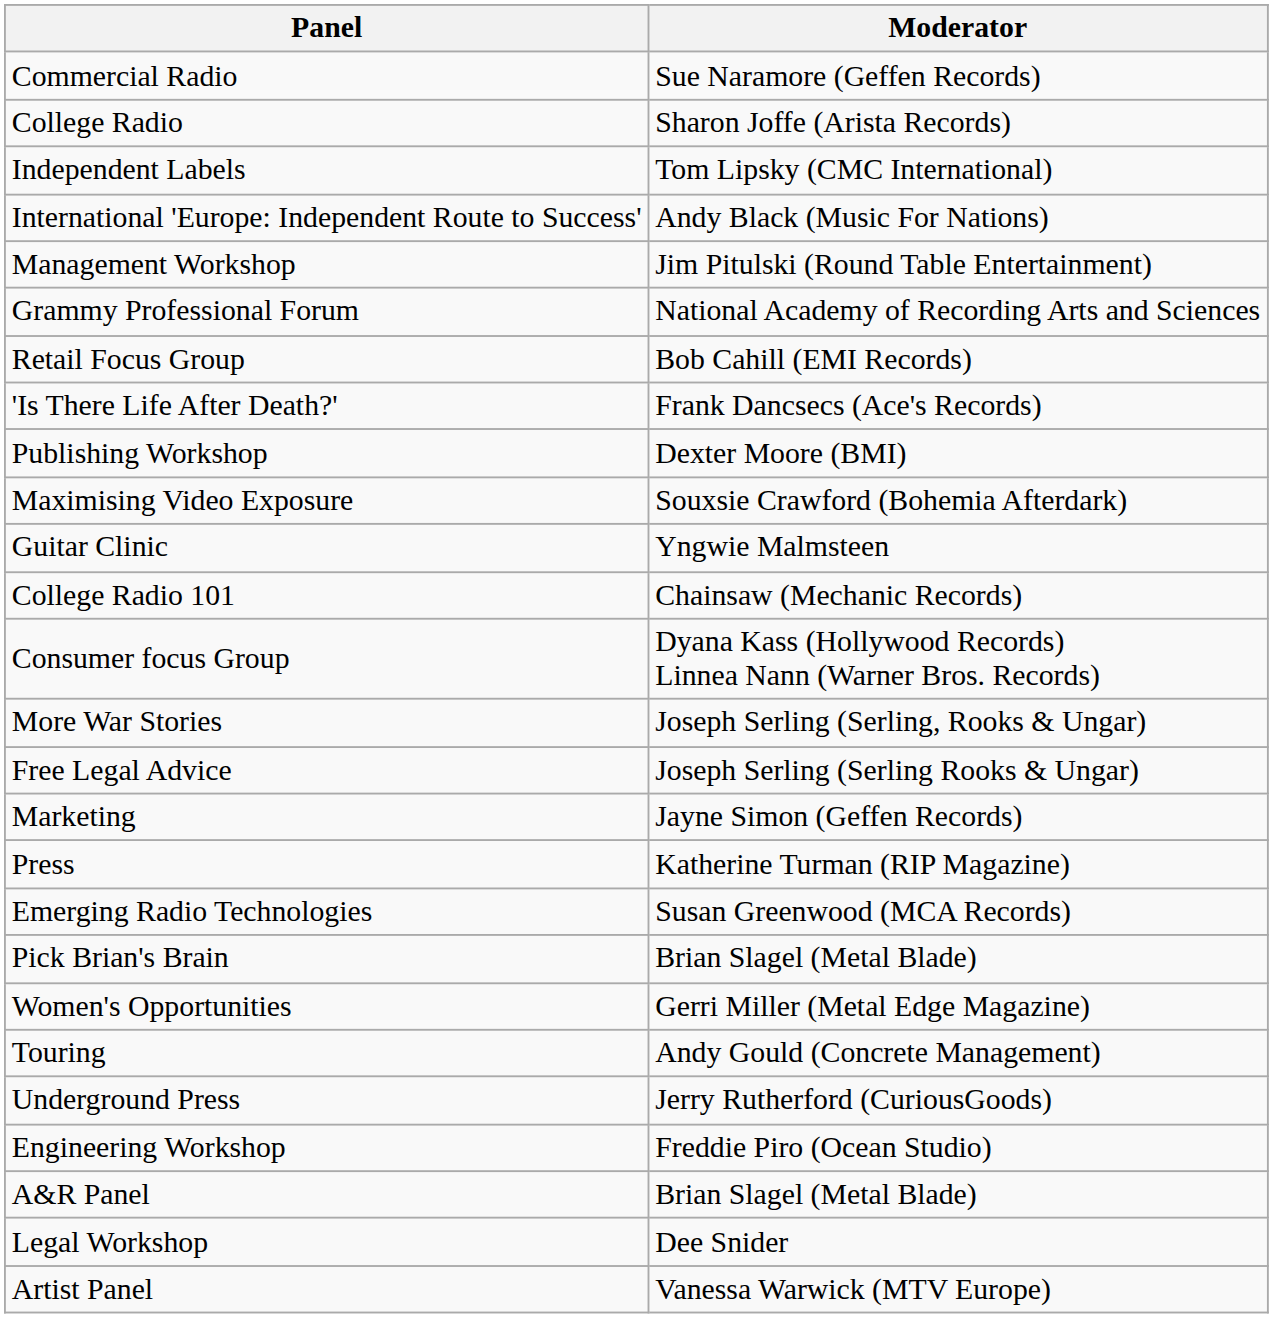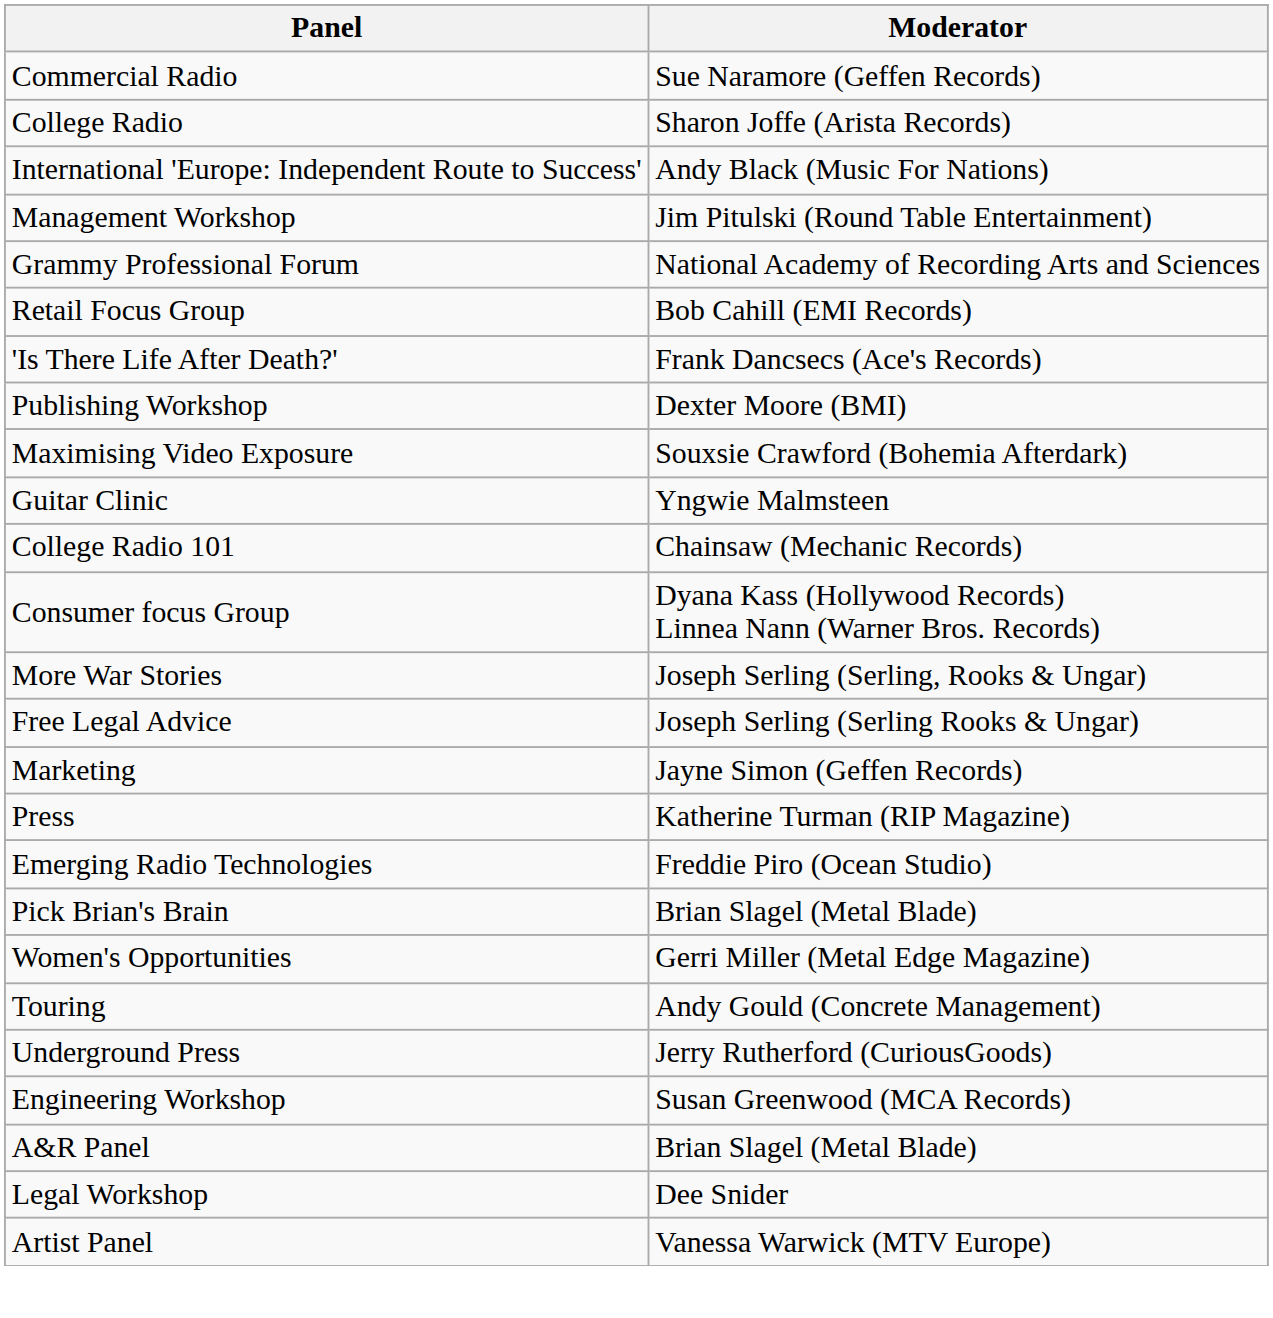- row: (129, 169)
(863, 911) Susan Greenwood (MCA Records) -> (823, 863) Freddie Piro (Ocean Studio)
(823, 1147) Freddie Piro (Ocean Studio) -> (863, 1099) Susan Greenwood (MCA Records)
